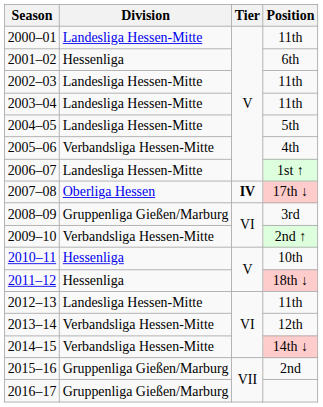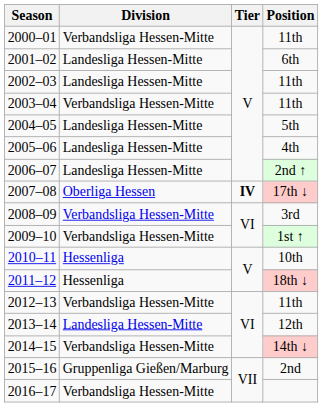(133, 37) Landesliga Hessen-Mitte -> (138, 37) Verbandsliga Hessen-Mitte
(93, 59) Hessenliga -> (133, 59) Landesliga Hessen-Mitte
(133, 103) Landesliga Hessen-Mitte -> (138, 103) Verbandsliga Hessen-Mitte
(138, 147) Verbandsliga Hessen-Mitte -> (133, 147) Landesliga Hessen-Mitte
(290, 170) 1st ↑ -> (290, 170) 2nd ↑
(146, 214) Gruppenliga Gießen/Marburg -> (138, 214) Verbandsliga Hessen-Mitte
(290, 236) 2nd ↑ -> (290, 236) 1st ↑
(133, 302) Landesliga Hessen-Mitte -> (138, 302) Verbandsliga Hessen-Mitte
(138, 324) Verbandsliga Hessen-Mitte -> (133, 324) Landesliga Hessen-Mitte
(146, 390) Gruppenliga Gießen/Marburg -> (138, 390) Verbandsliga Hessen-Mitte
